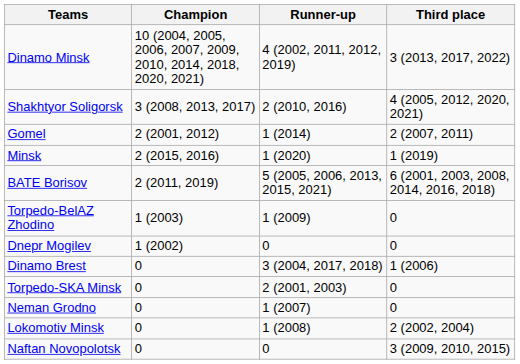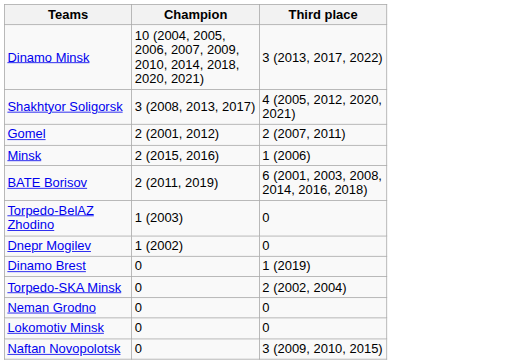- column: (323, 14)
(414, 155) 1 (2019) -> (286, 155) 1 (2006)
(414, 266) 1 (2006) -> (286, 266) 1 (2019)
(393, 287) 0 -> (304, 287) 2 (2002, 2004)
(432, 328) 2 (2002, 2004) -> (266, 328) 0
